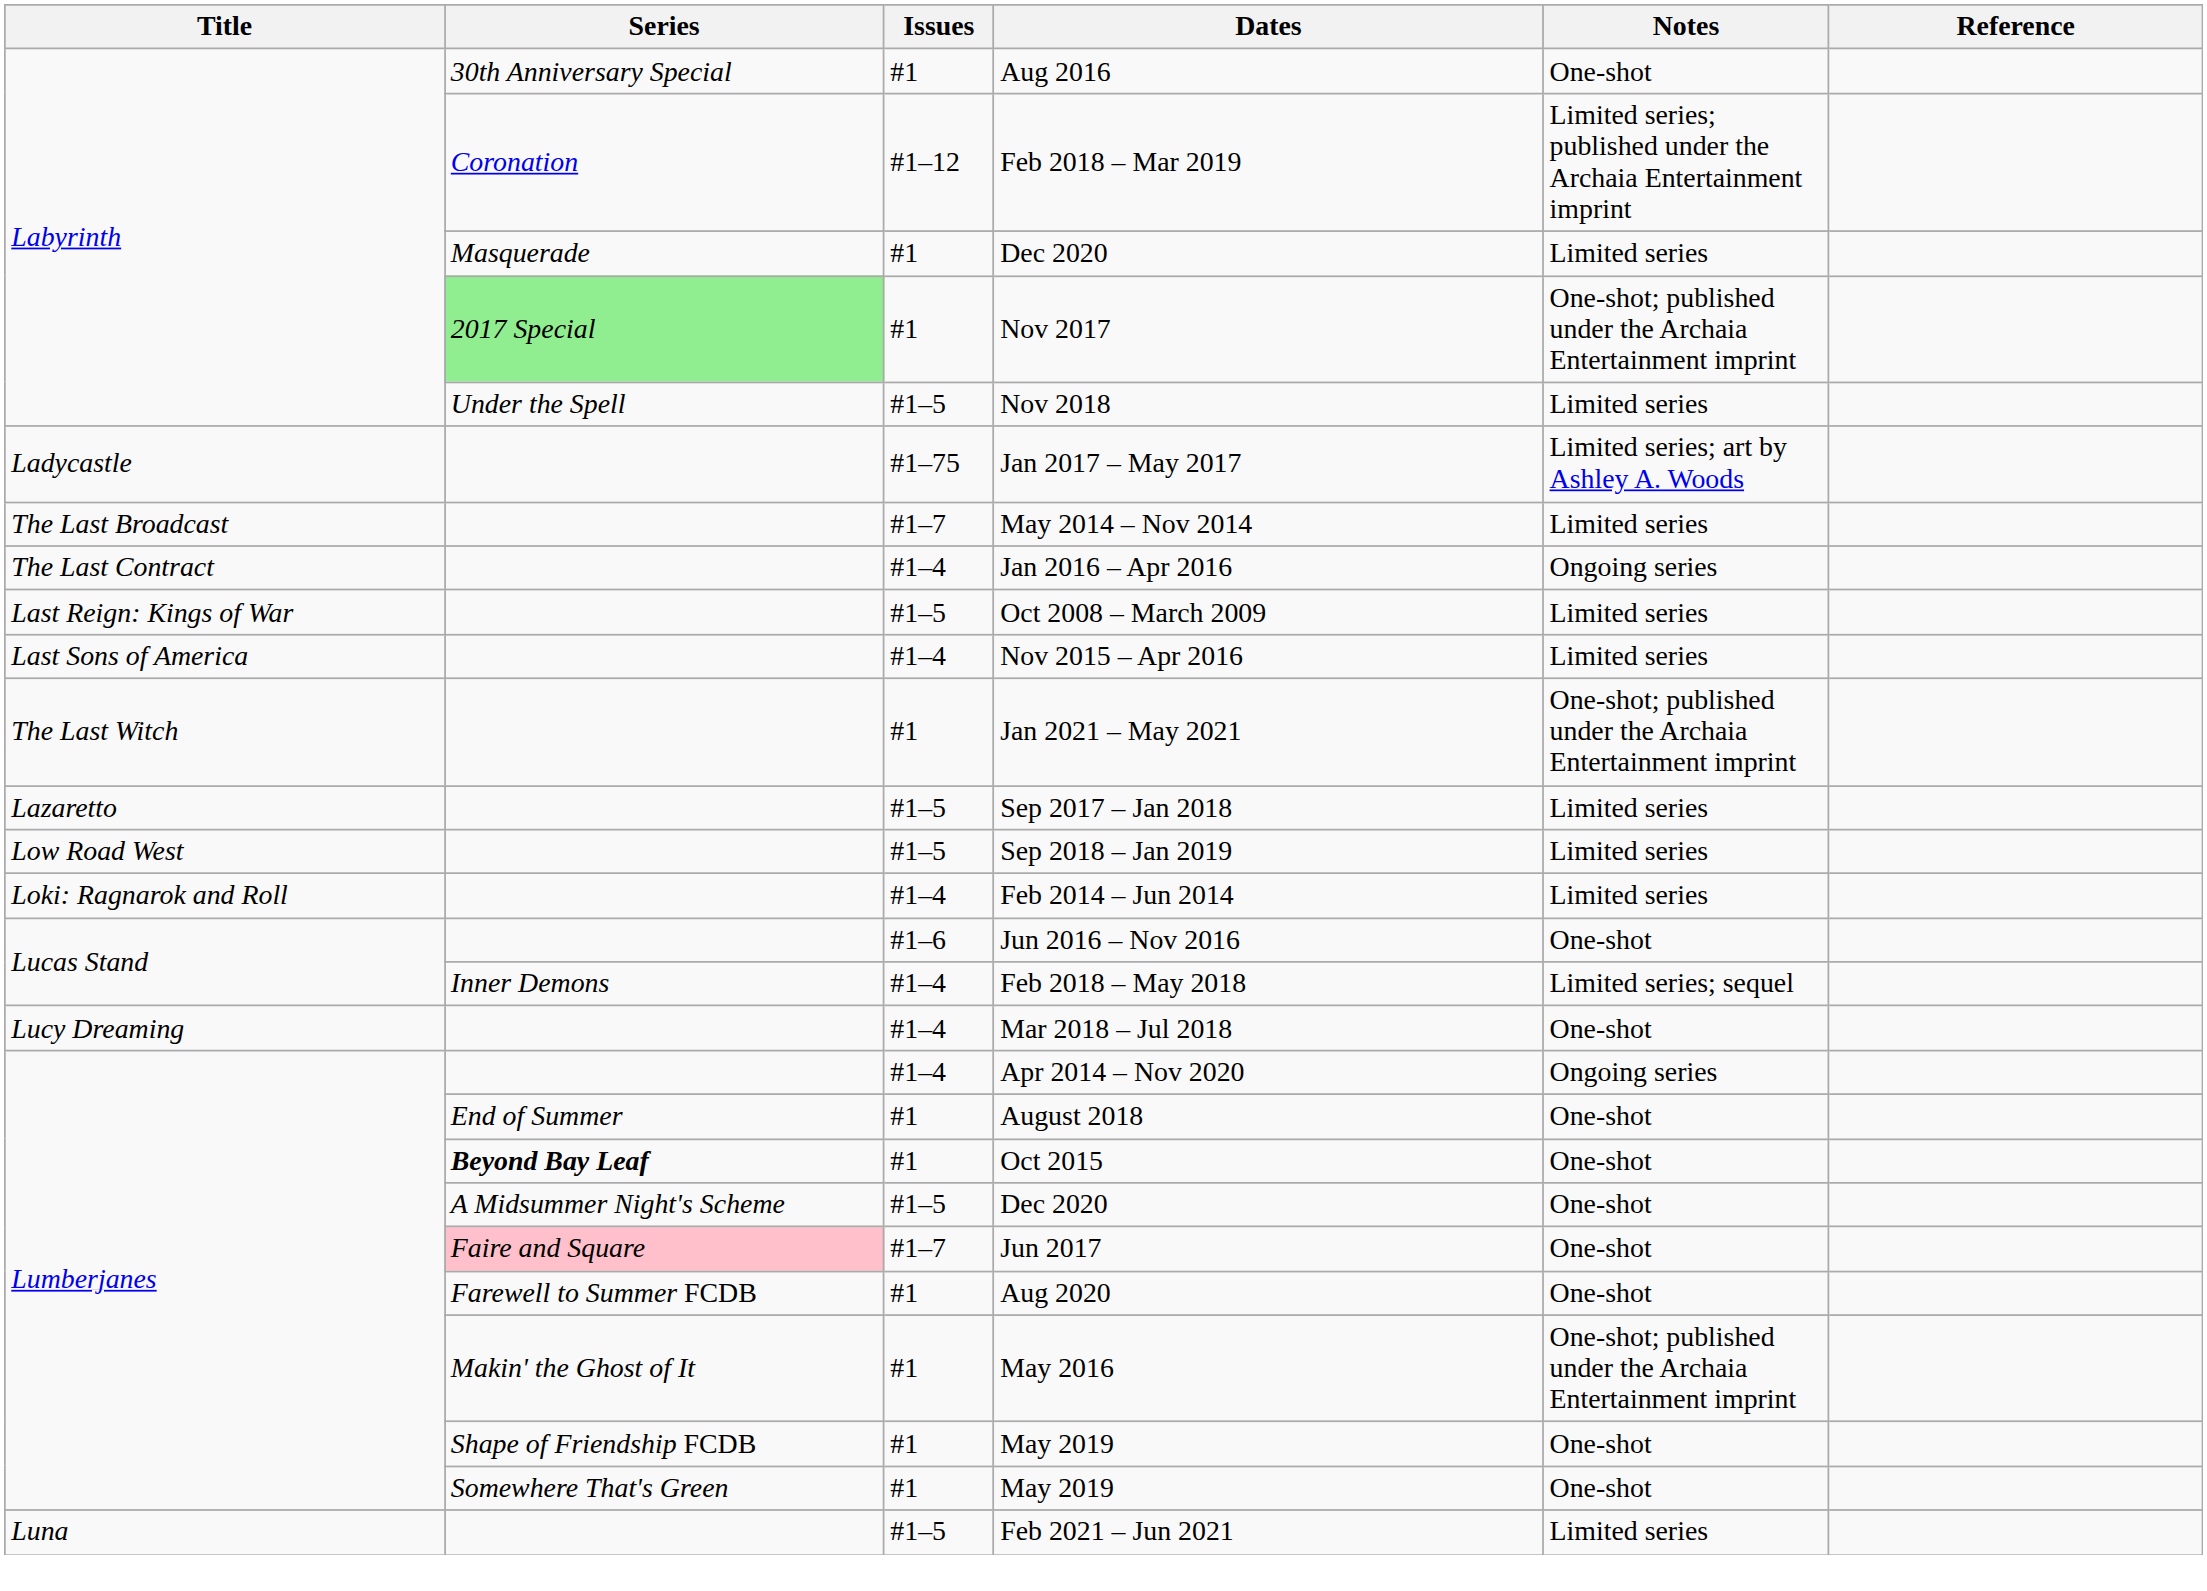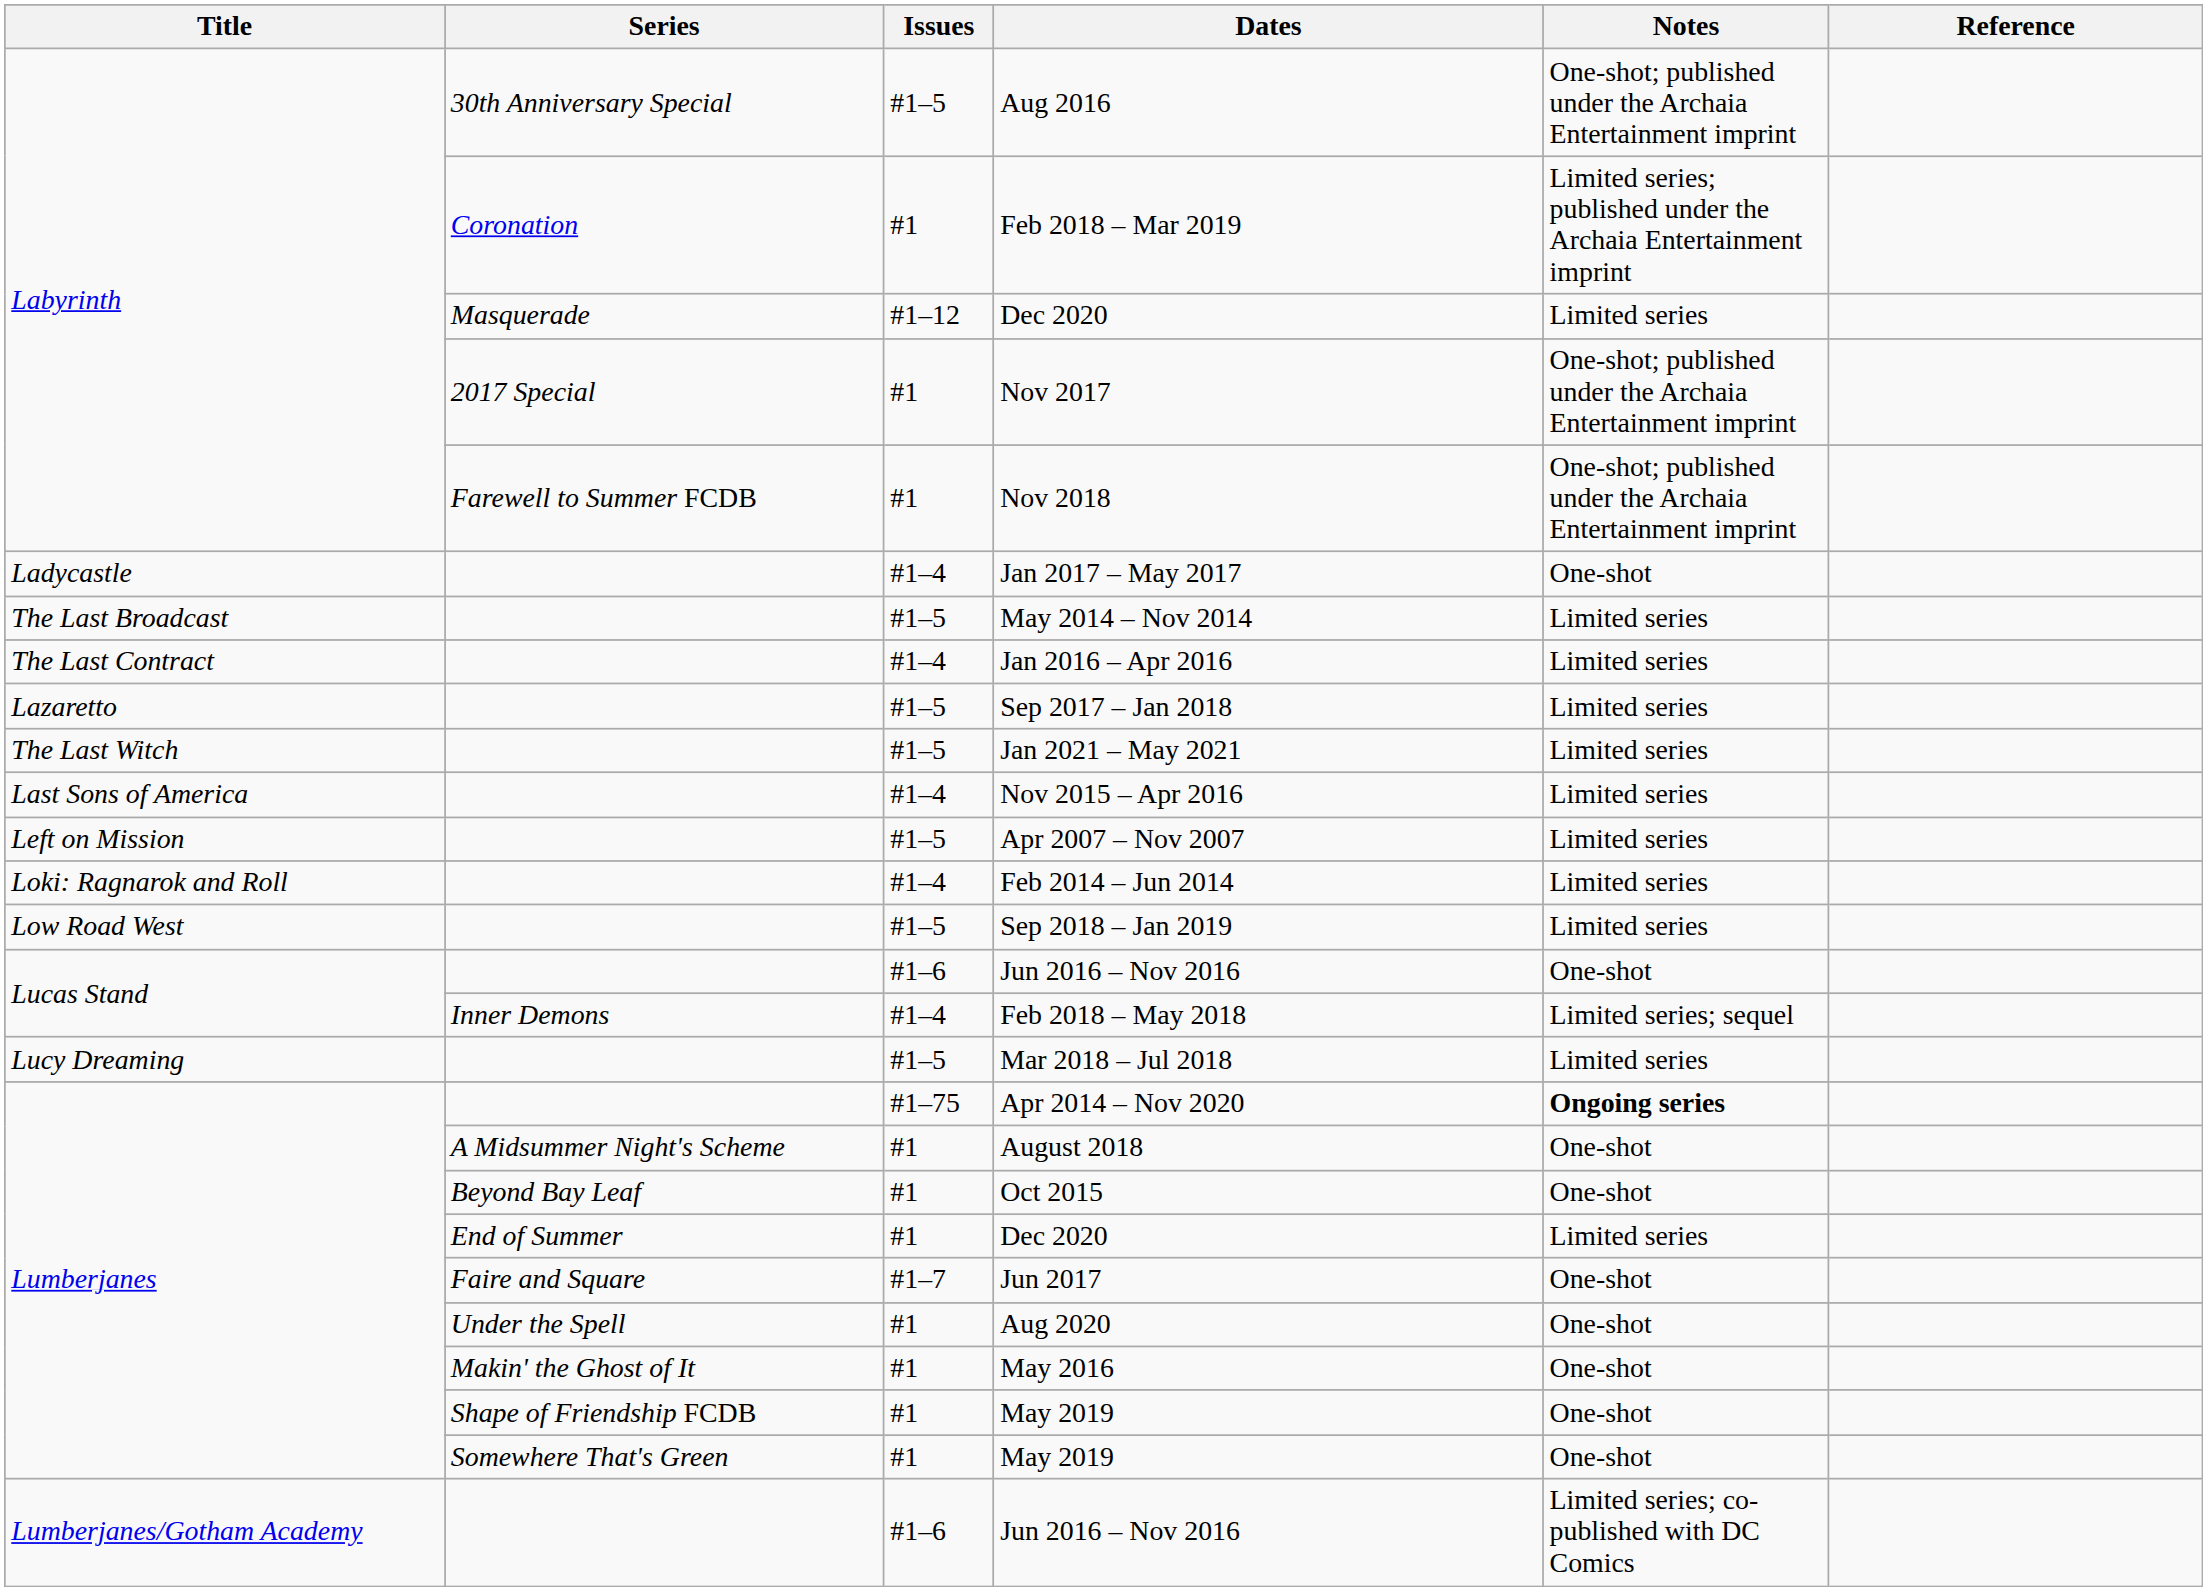(904, 70) #1 -> (918, 102) #1–5
(1601, 70) One-shot -> (1673, 102) One-shot; published under the Archaia Entertainment imprint
(925, 161) #1–12 -> (904, 224) #1
(904, 252) #1 -> (925, 315) #1–12
(523, 328) lightgreen background -> (523, 391) no background
(538, 403) Under the Spell -> (604, 497) Farewell to Summer FCDB
(918, 403) #1–5 -> (904, 497) #1
(1629, 403) Limited series -> (1673, 497) One-shot; published under the Archaia Entertainment imprint
(925, 463) #1–75 -> (918, 573) #1–4
(1668, 463) Limited series; art by Ashley A. Woods -> (1601, 573) One-shot
(918, 523) #1–7 -> (918, 617) #1–5
(1633, 567) Ongoing series -> (1629, 661) Limited series
- row: (152, 611)
rows swapped: (130, 656) <-> (64, 806)
(904, 731) #1 -> (918, 749) #1–5
(1673, 731) One-shot; published under the Archaia Entertainment imprint -> (1629, 749) Limited series
+ row: (98, 838)
rows swapped: (150, 895) <-> (97, 851)
(918, 1027) #1–4 -> (918, 1059) #1–5
(1601, 1027) One-shot -> (1629, 1059) Limited series
(918, 1071) #1–4 -> (925, 1103) #1–75
(1633, 1071) normal -> (1637, 1103) bold
(537, 1116) End of Summer -> (618, 1147) A Midsummer Night's Scheme
(550, 1160) bold -> (546, 1191) normal
(618, 1204) A Midsummer Night's Scheme -> (537, 1235) End of Summer
(918, 1204) #1–5 -> (904, 1235) #1
(1601, 1204) One-shot -> (1629, 1235) Limited series
(548, 1248) pink background -> (548, 1279) no background
(604, 1292) Farewell to Summer FCDB -> (538, 1323) Under the Spell
(1673, 1368) One-shot; published under the Archaia Entertainment imprint -> (1601, 1368) One-shot
+ row: (187, 1531)
- row: (40, 1531)
